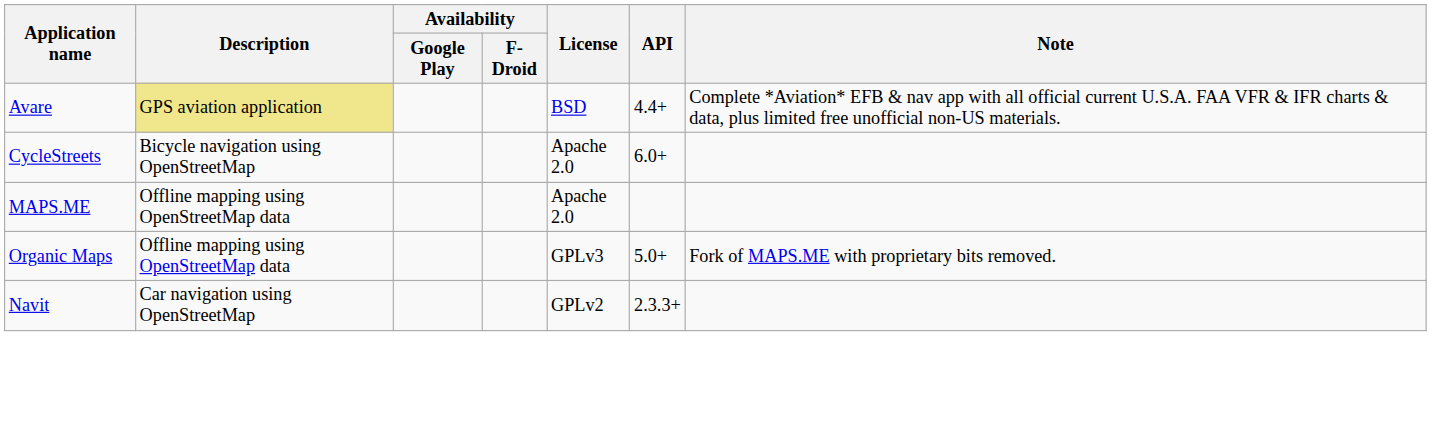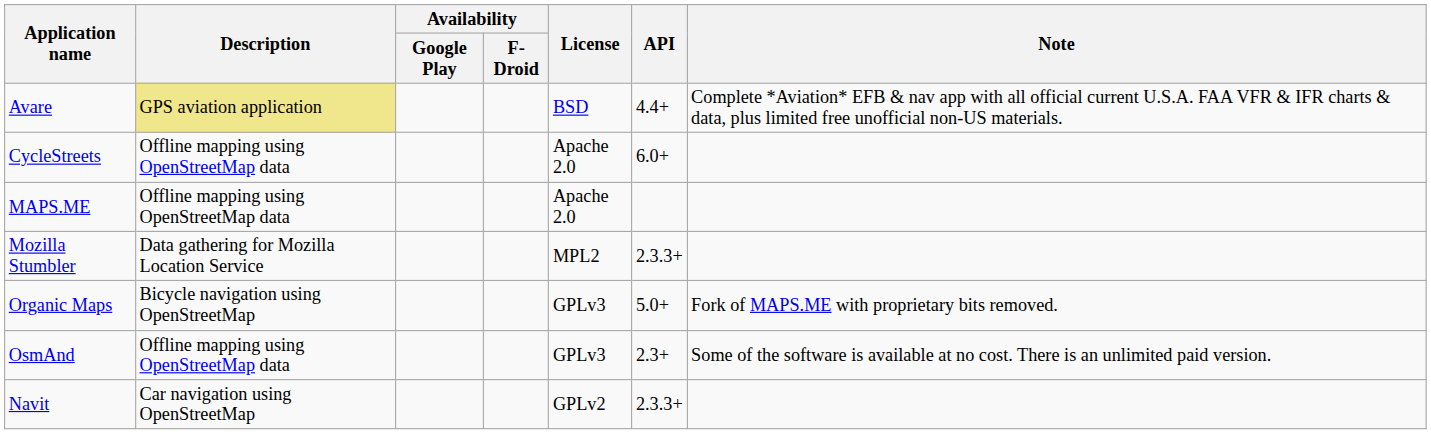(230, 157) Bicycle navigation using OpenStreetMap -> (222, 157) Offline mapping using OpenStreetMap data
+ row: (42, 255)
(222, 255) Offline mapping using OpenStreetMap data -> (230, 305) Bicycle navigation using OpenStreetMap
+ row: (42, 354)
